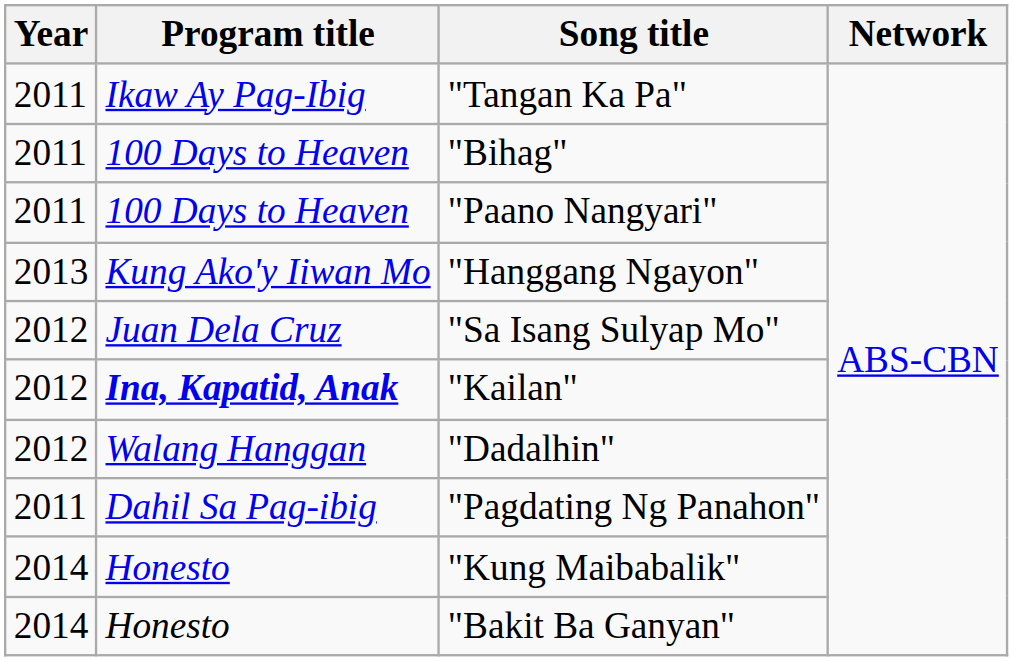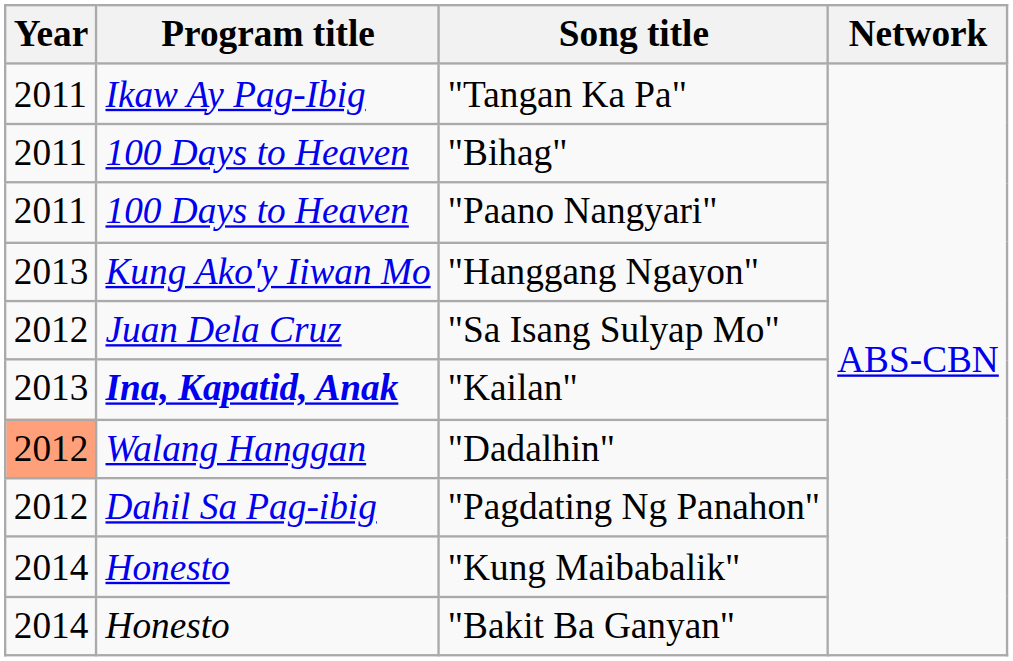(51, 388) 2012 -> (51, 388) 2013
(51, 447) no background -> (51, 447) lightsalmon background
(50, 507) 2011 -> (51, 507) 2012
